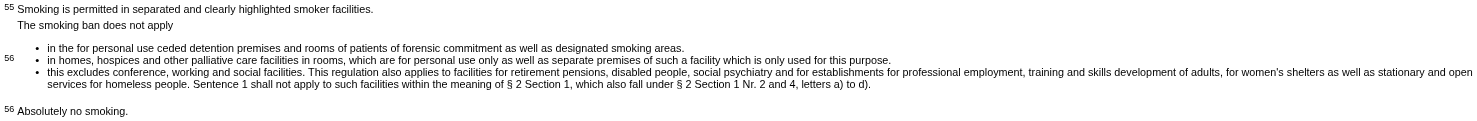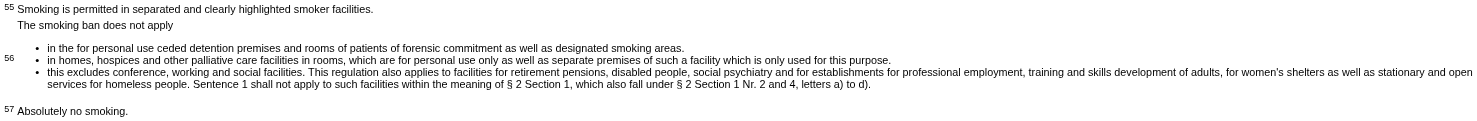(9, 109) 56 -> (9, 109) 57
